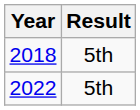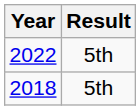rows swapped: (33, 54) <-> (33, 88)
